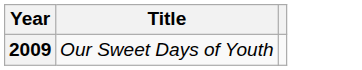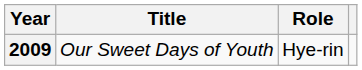+ column: (313, 19)
